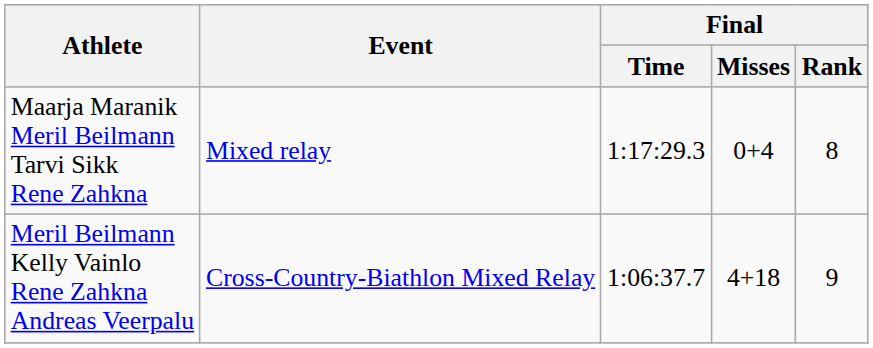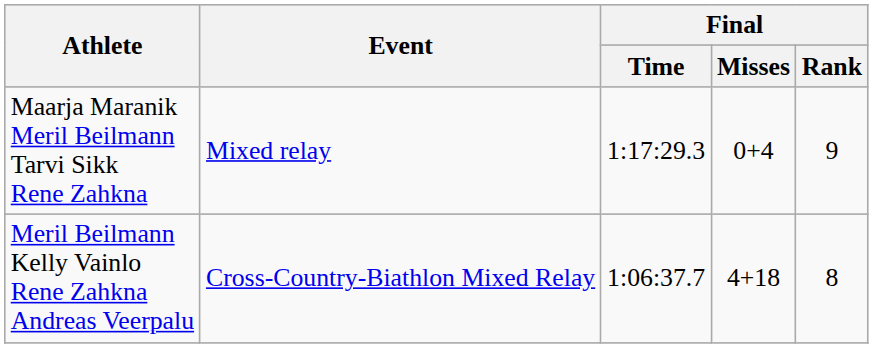(832, 150) 8 -> (832, 150) 9
(832, 277) 9 -> (832, 277) 8
